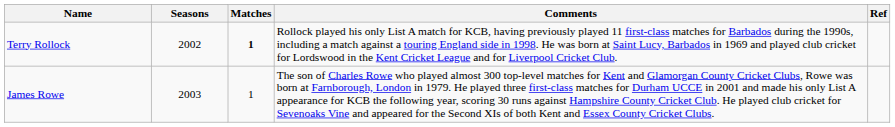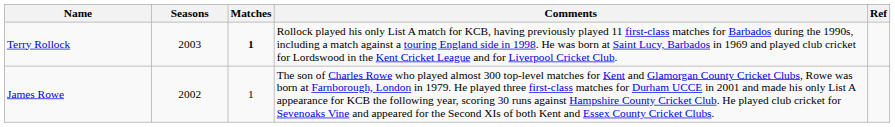(190, 44) 2002 -> (190, 44) 2003
(190, 94) 2003 -> (190, 94) 2002
